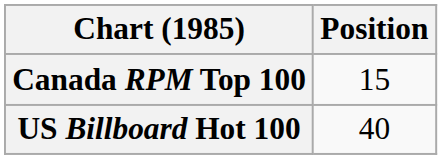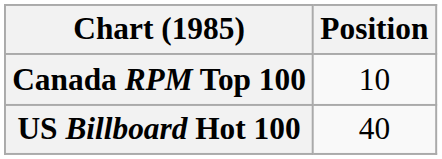(374, 79) 15 -> (374, 79) 10
